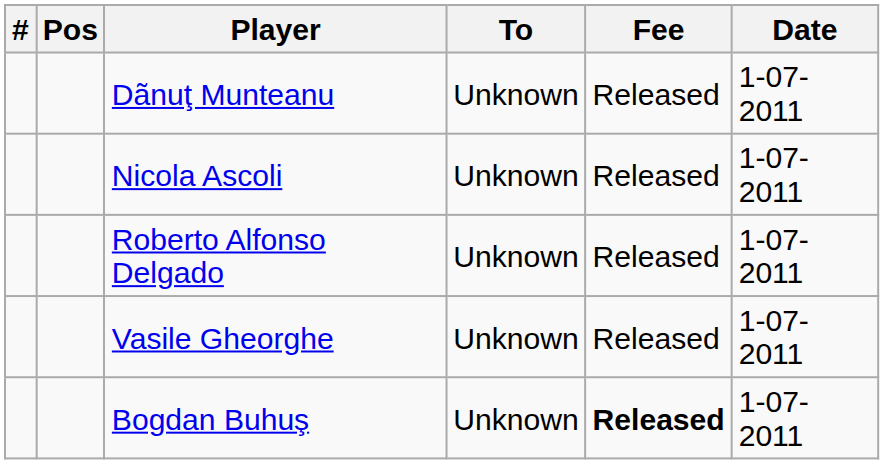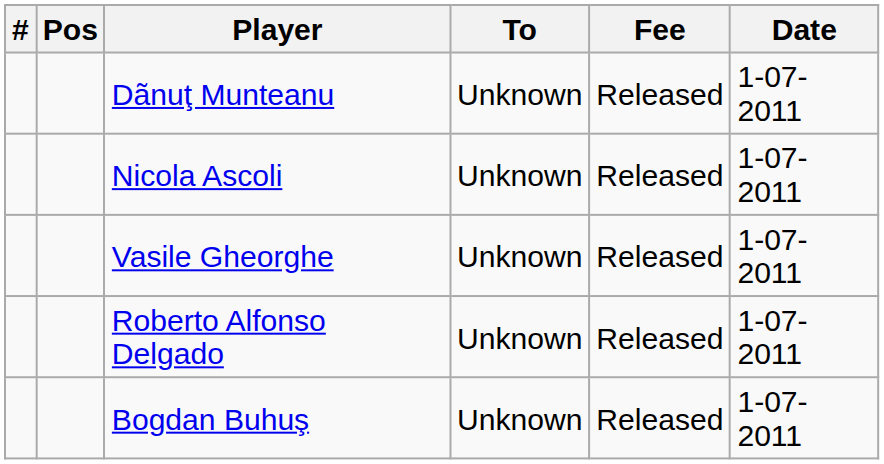rows swapped: (219, 256) <-> (223, 337)
(659, 419) bold -> (660, 419) normal
